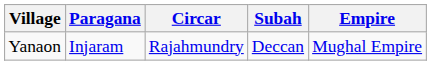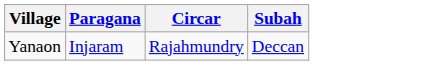- column: (367, 18)
